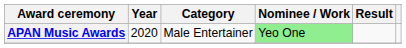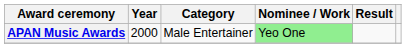(144, 33) 2020 -> (144, 33) 2000
